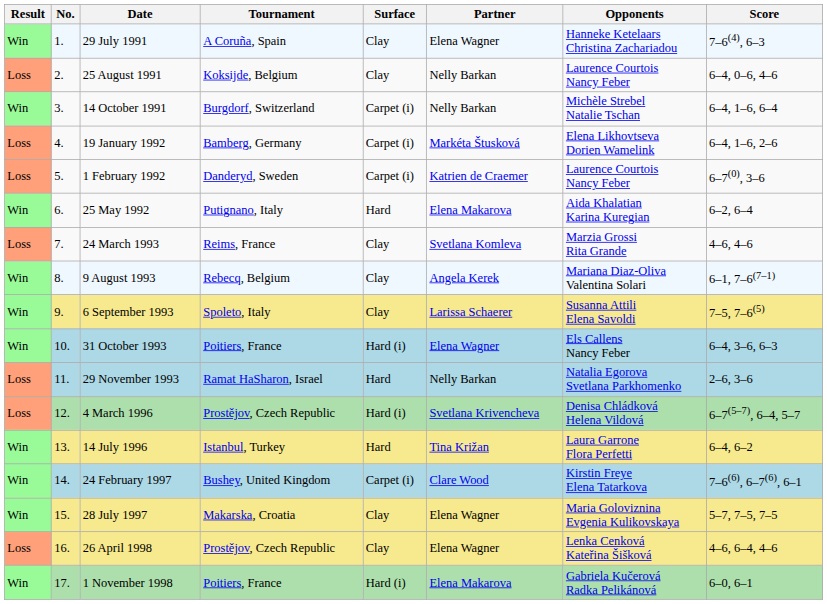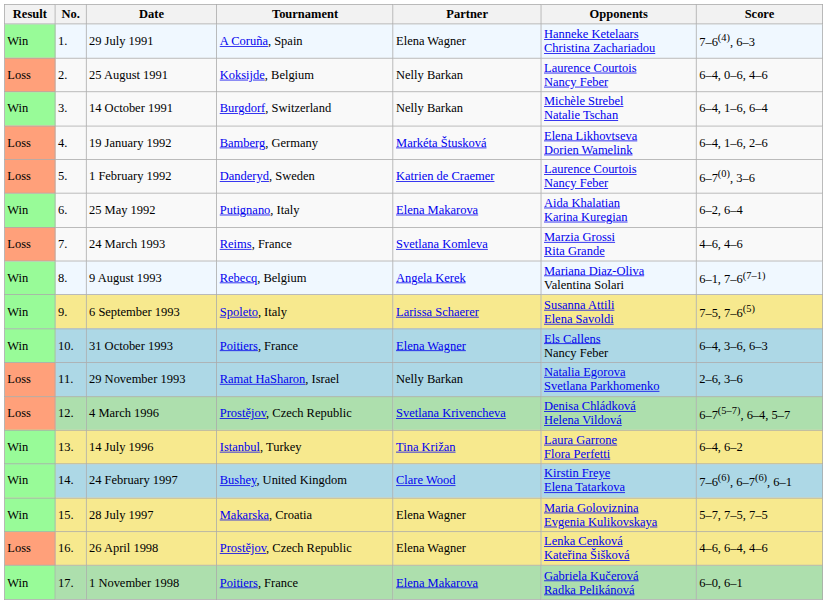- column: (395, 14)
